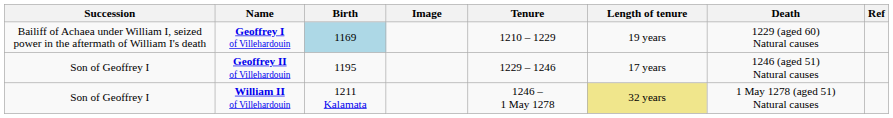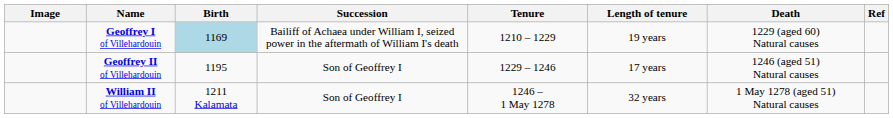columns swapped: (427, 13) <-> (110, 13)
(647, 98) khaki background -> (647, 98) no background
